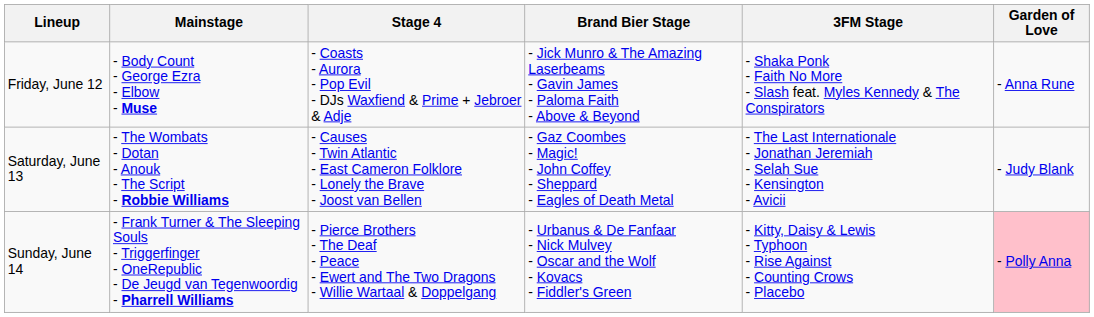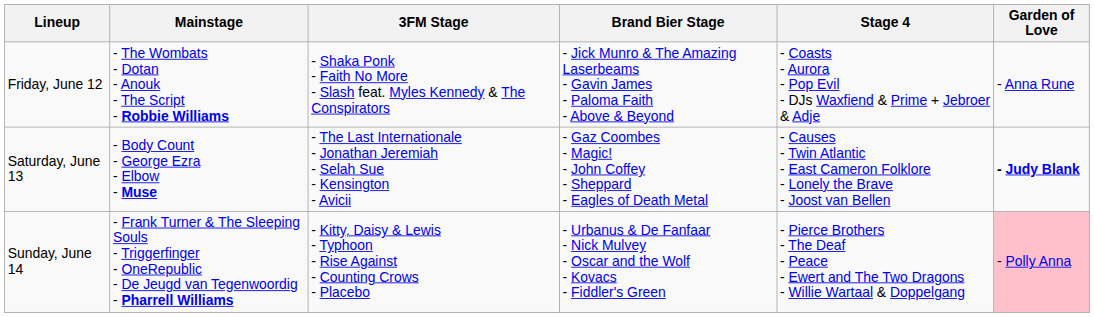columns swapped: (868, 23) <-> (416, 23)
(157, 84) - Body Count - George Ezra - Elbow - Muse -> (171, 84) - The Wombats - Dotan - Anouk - The Script - Robbie Williams
(171, 169) - The Wombats - Dotan - Anouk - The Script - Robbie Williams -> (157, 169) - Body Count - George Ezra - Elbow - Muse
(1035, 169) normal -> (1038, 169) bold
